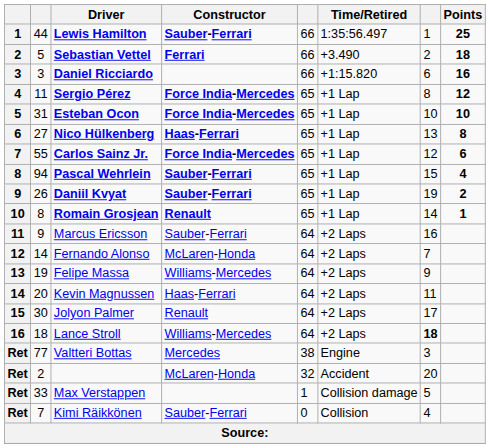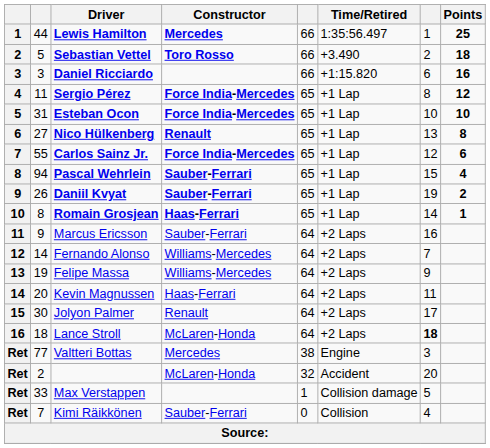(208, 34) Sauber-Ferrari -> (194, 34) Mercedes
(185, 54) Ferrari -> (199, 54) Toro Rosso
(202, 134) Haas-Ferrari -> (188, 134) Renault
(188, 213) Renault -> (202, 213) Haas-Ferrari
(210, 253) McLaren-Honda -> (218, 253) Williams-Mercedes
(218, 333) Williams-Mercedes -> (210, 333) McLaren-Honda
